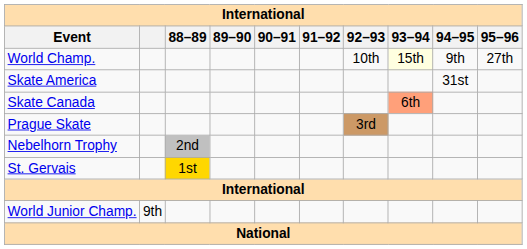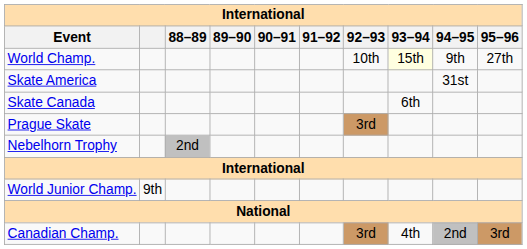(411, 102) lightsalmon background -> (411, 102) no background
- row: (42, 168)
+ row: (63, 233)
